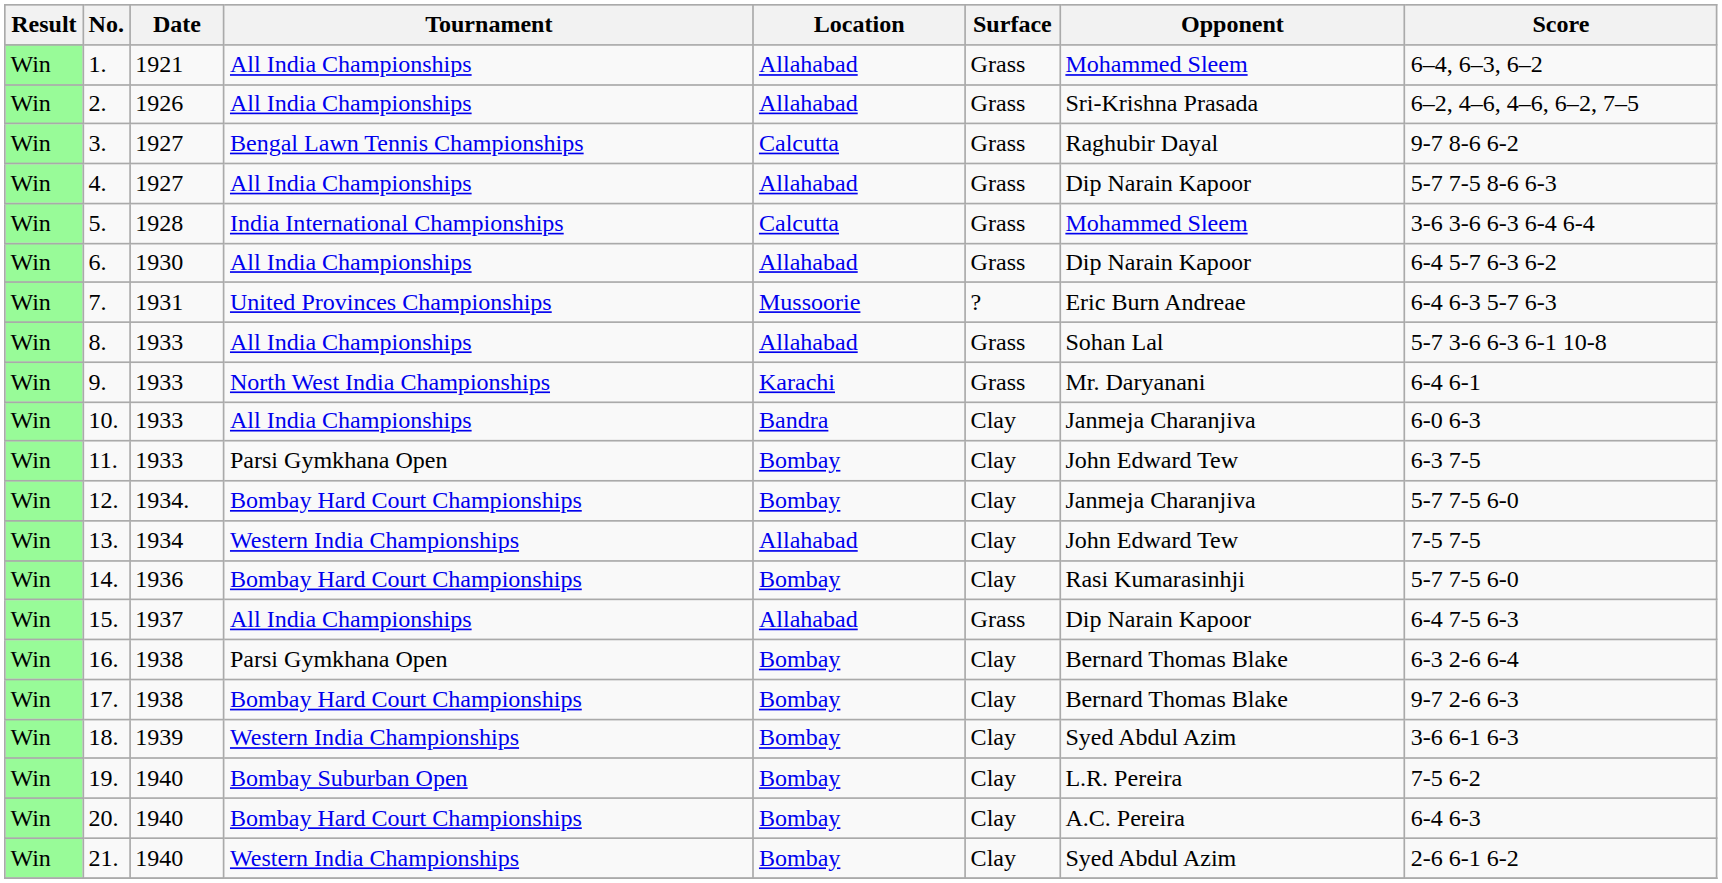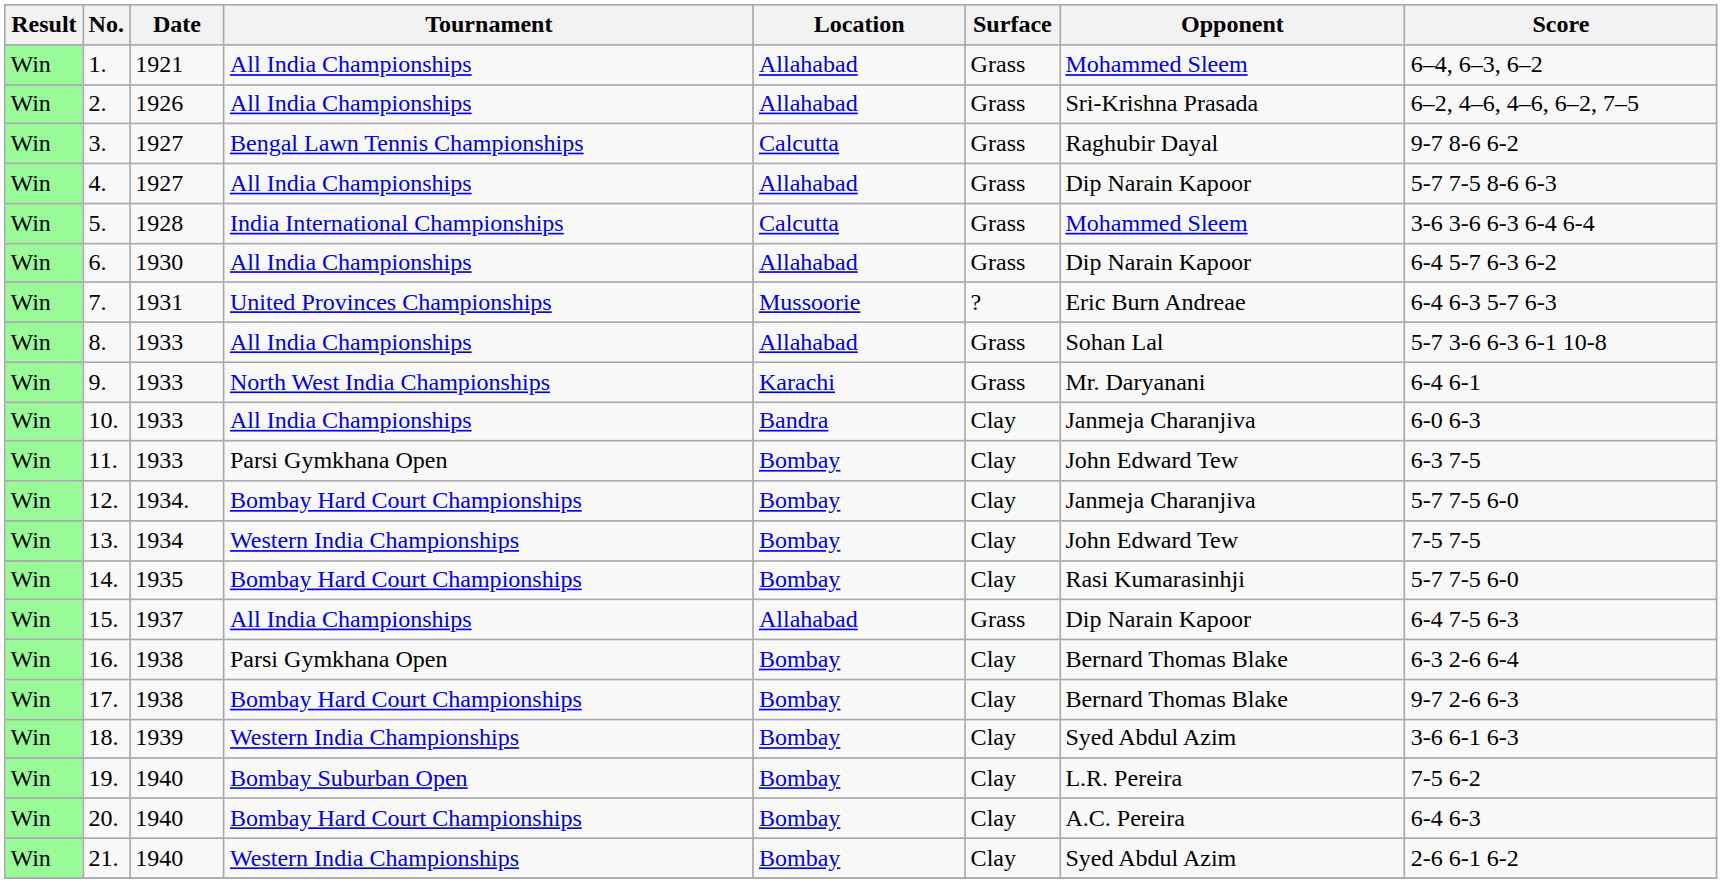(808, 540) Allahabad -> (800, 540) Bombay
(159, 579) 1936 -> (159, 579) 1935
